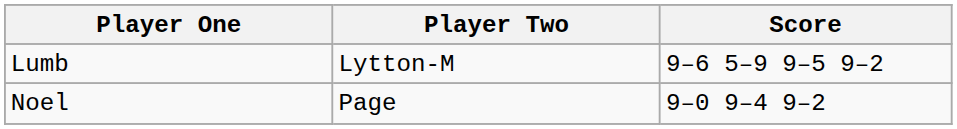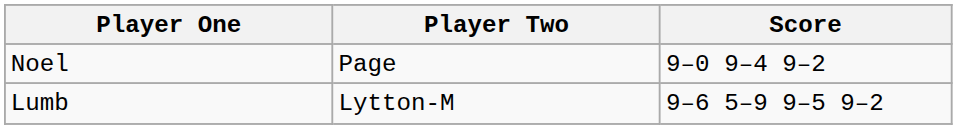rows swapped: (40, 64) <-> (40, 103)
